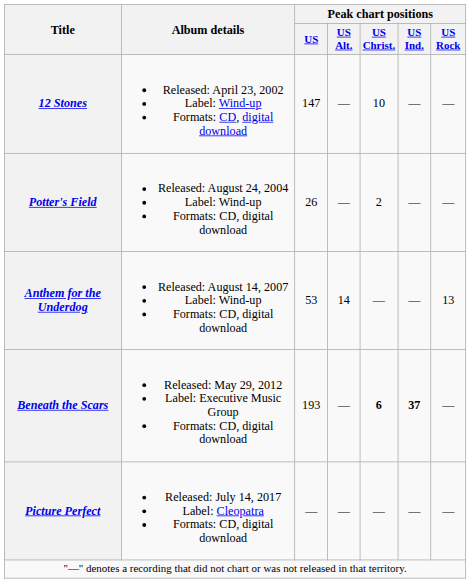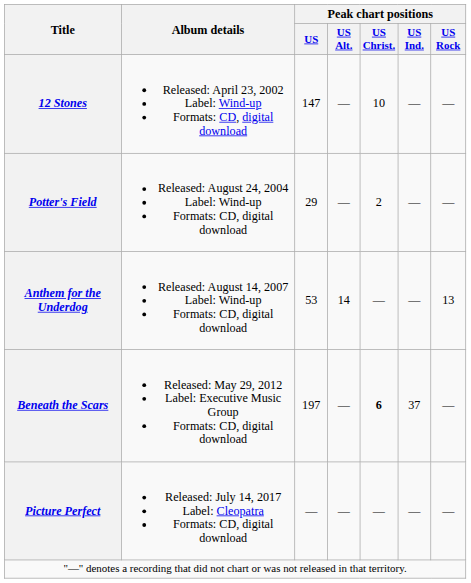(311, 202) 26 -> (311, 202) 29
(311, 405) 193 -> (311, 405) 197
(414, 405) bold -> (414, 405) normal
